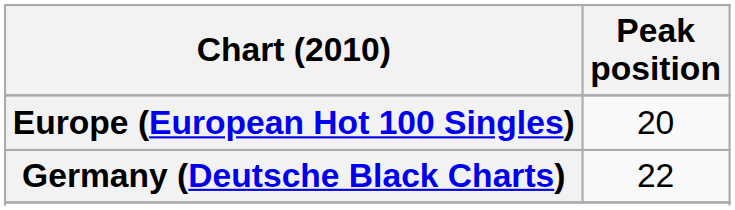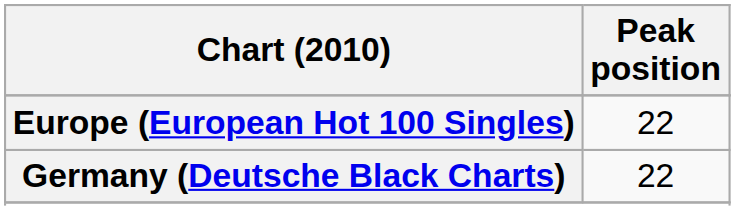(656, 122) 20 -> (656, 122) 22
